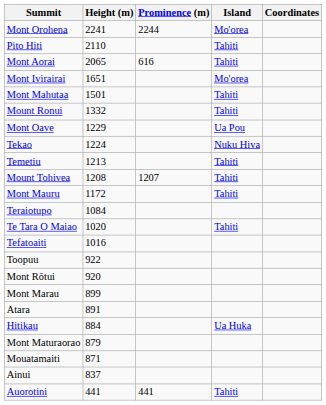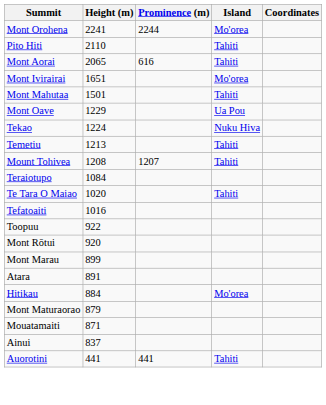- row: (35, 111)
- row: (33, 194)
(233, 326) Ua Huka -> (231, 293) Mo'orea
